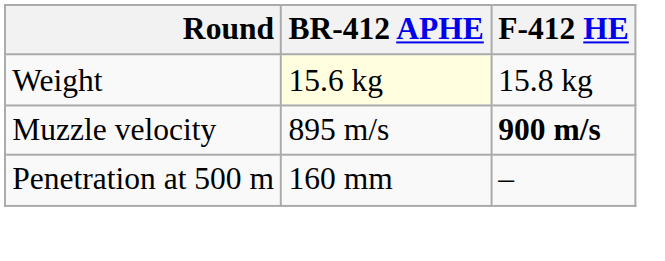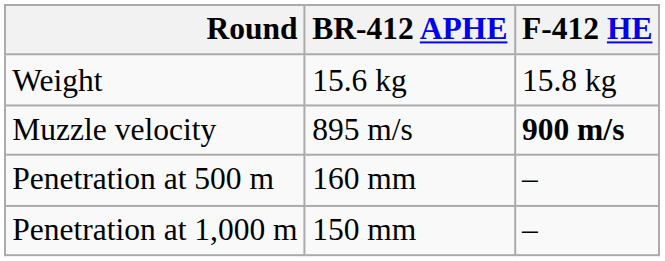(336, 79) lightyellow background -> (359, 79) no background
+ row: (155, 229)
